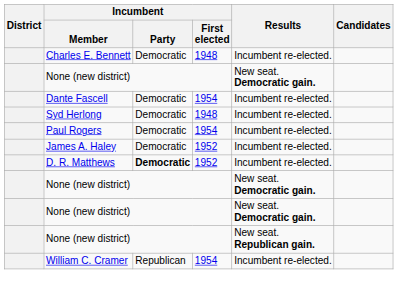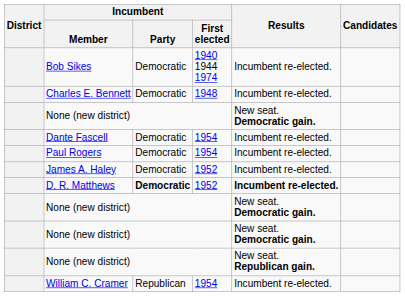+ row: (69, 67)
- row: (74, 115)
(283, 163) normal -> (286, 185) bold
